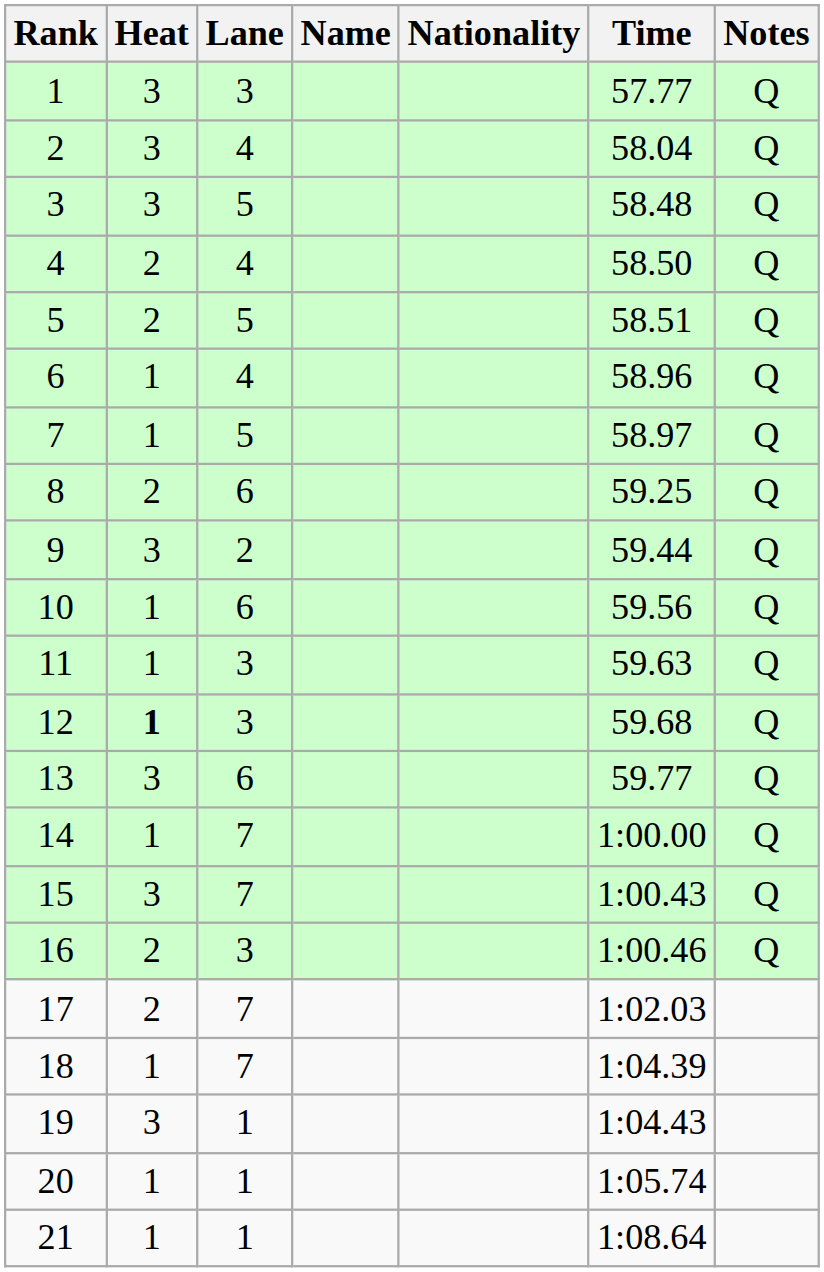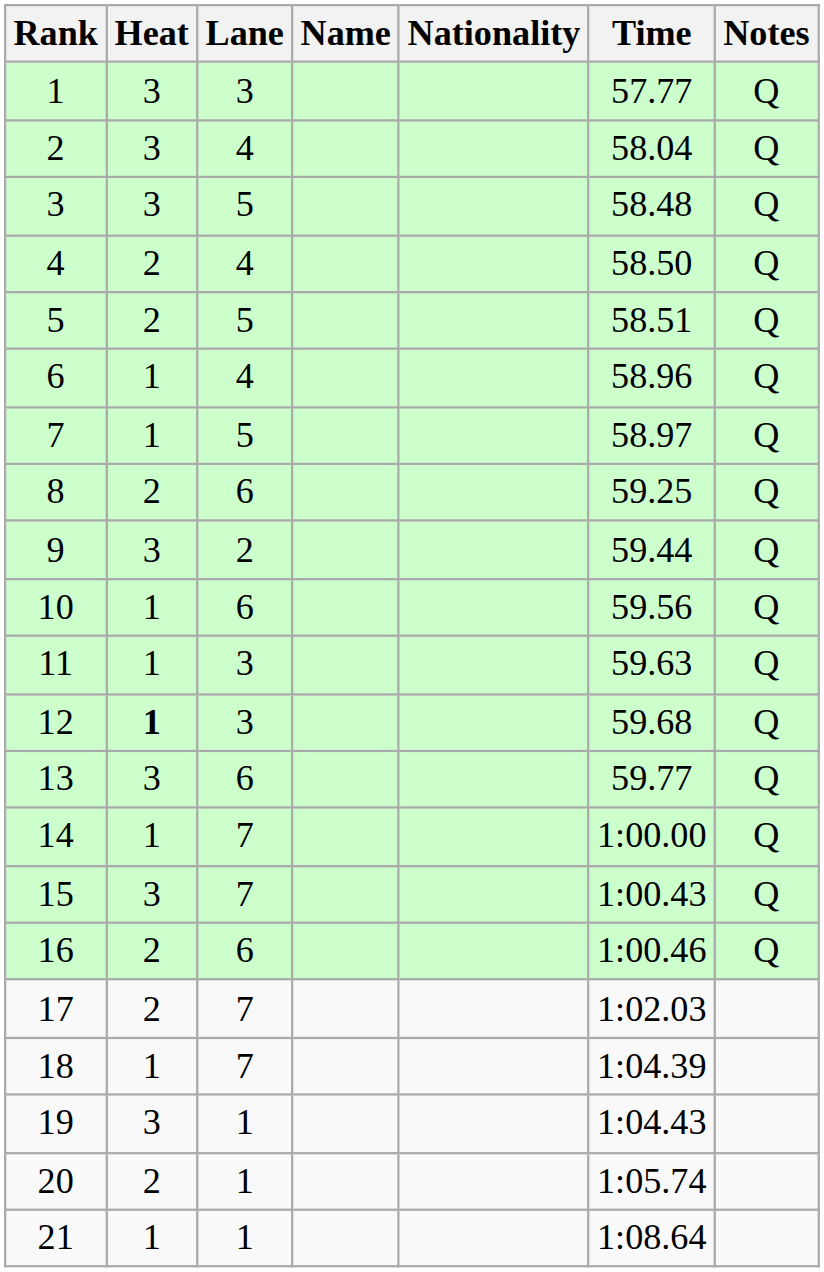(245, 950) 3 -> (245, 950) 6
(152, 1180) 1 -> (152, 1180) 2
